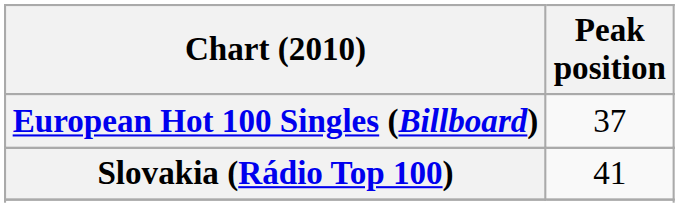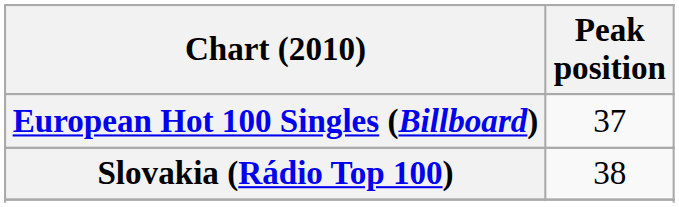(610, 173) 41 -> (610, 173) 38
